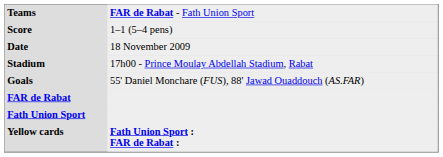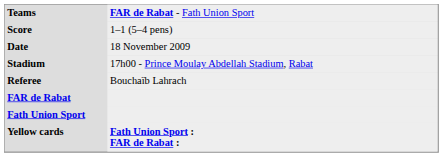+ row: (24, 80)
- row: (20, 80)
